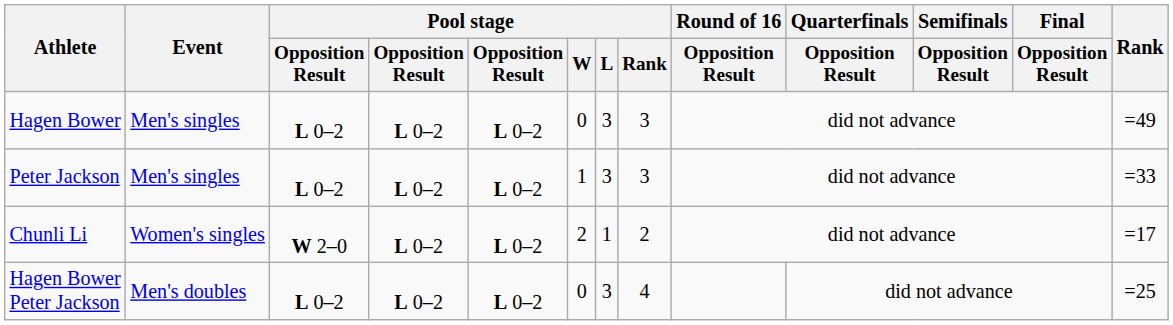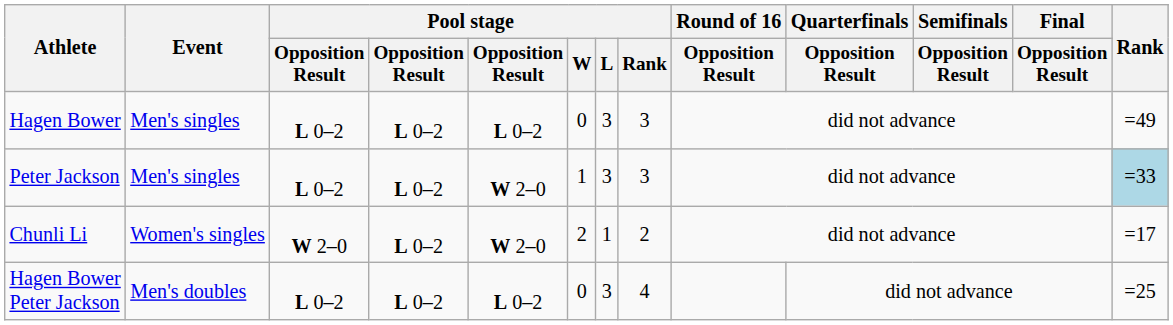(518, 189) L 0–2 -> (518, 189) W 2–0
(1140, 177) no background -> (1140, 177) lightblue background
(518, 246) L 0–2 -> (518, 246) W 2–0
